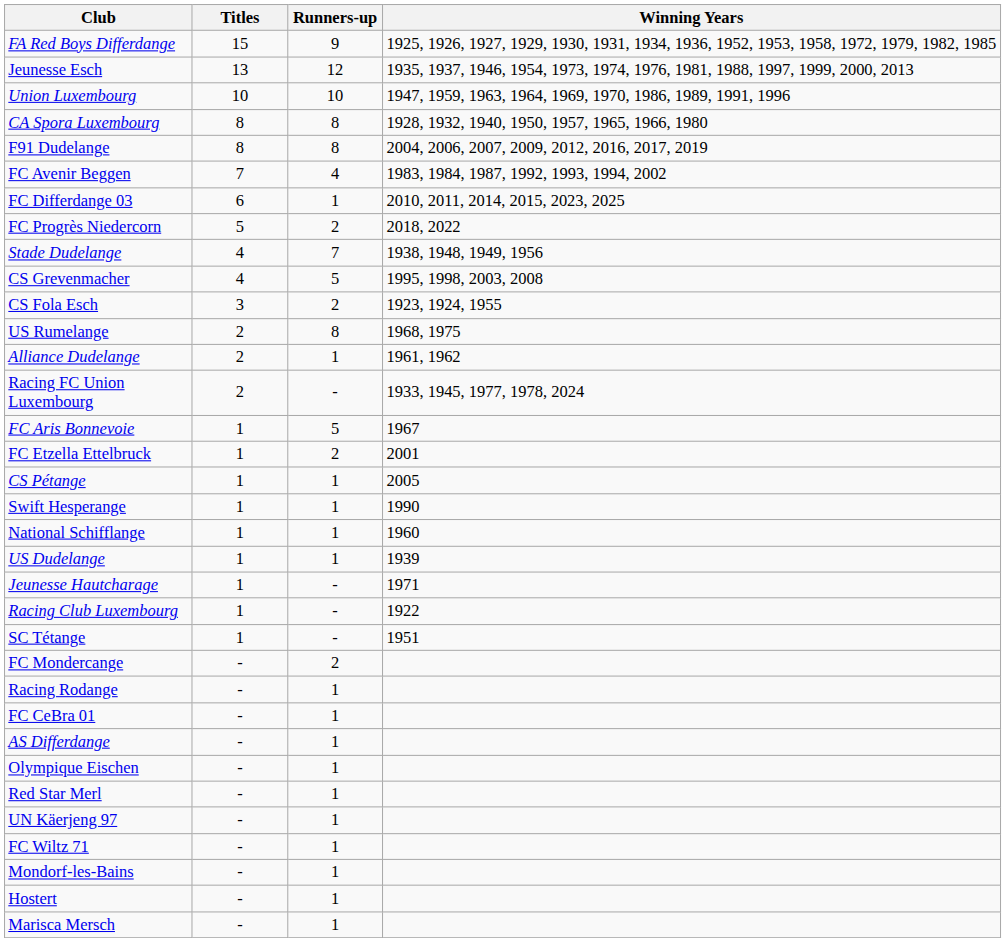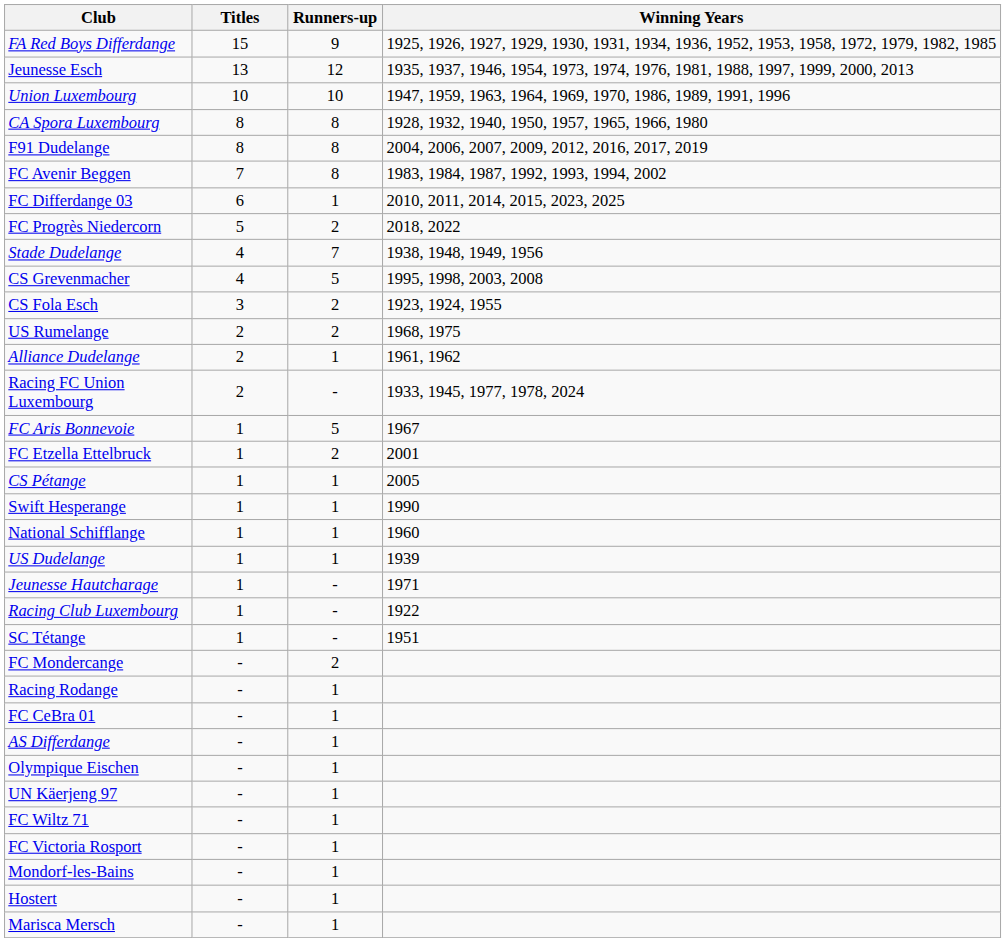(335, 174) 4 -> (335, 174) 8
(335, 331) 8 -> (335, 331) 2
- row: (55, 794)
+ row: (75, 846)
